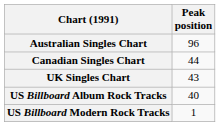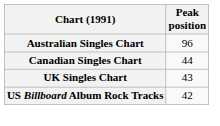(193, 95) 40 -> (187, 95) 42
- row: (88, 113)
